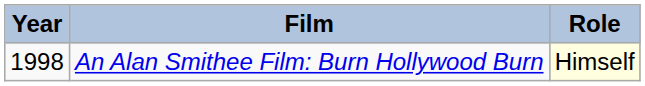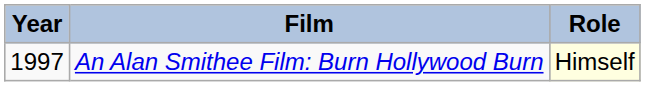(37, 62) 1998 -> (37, 62) 1997
